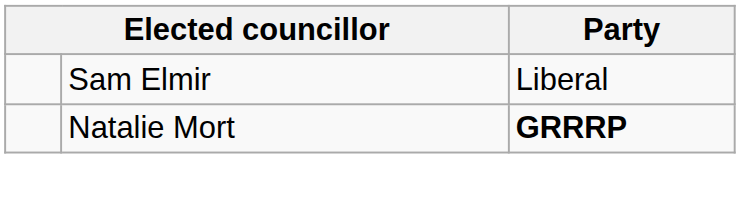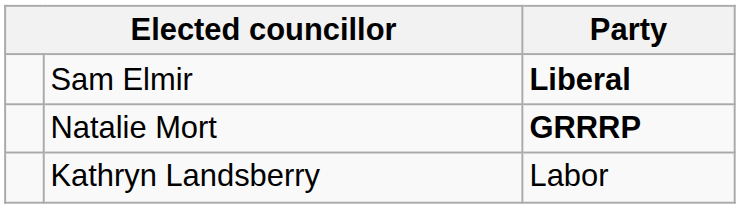(562, 78) normal -> (580, 78) bold
+ row: (185, 176)
